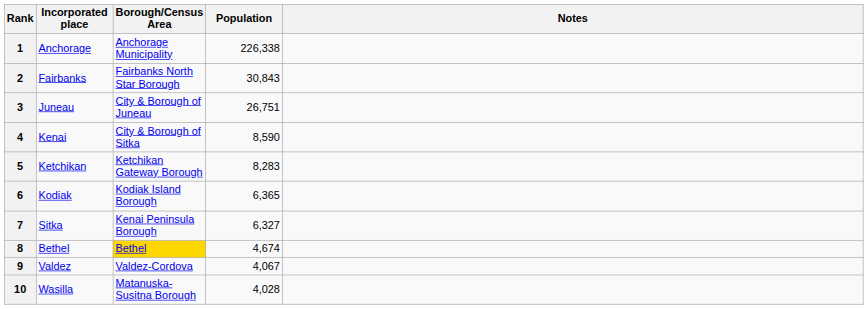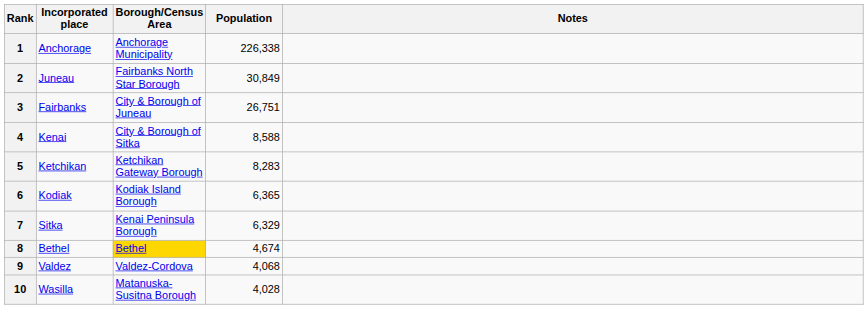(62, 78) Fairbanks -> (56, 78) Juneau
(263, 78) 30,843 -> (263, 78) 30,849
(56, 107) Juneau -> (62, 107) Fairbanks
(266, 137) 8,590 -> (266, 137) 8,588
(266, 225) 6,327 -> (266, 225) 6,329
(266, 266) 4,067 -> (266, 266) 4,068
